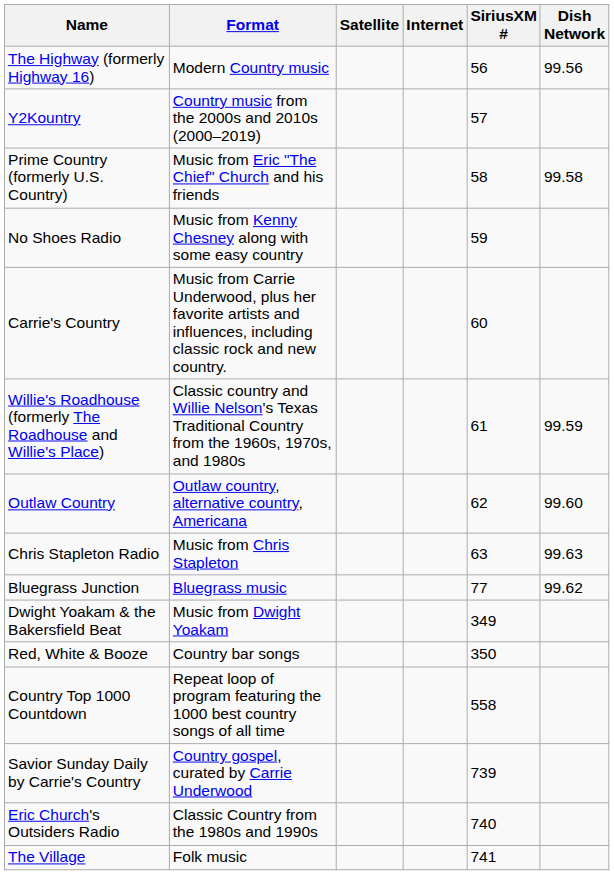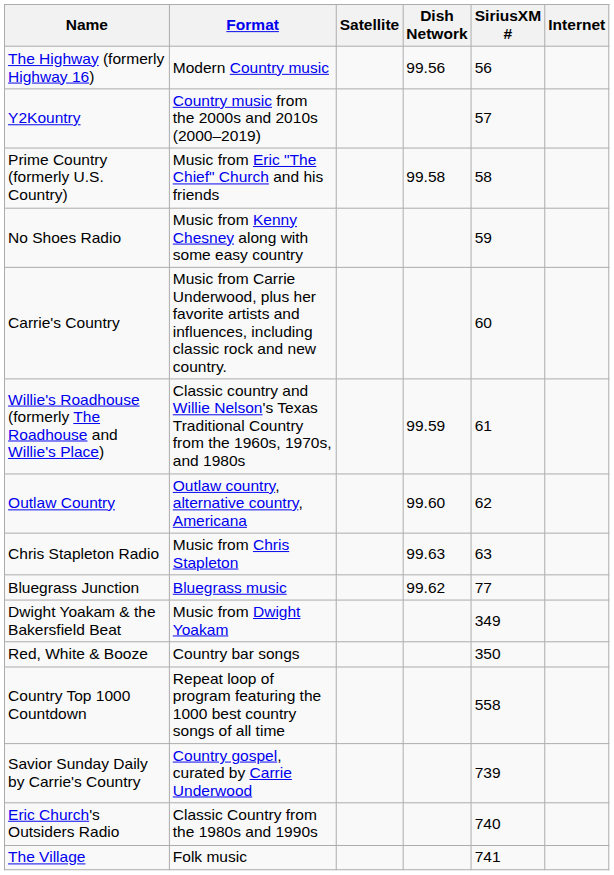columns swapped: (435, 25) <-> (575, 25)
